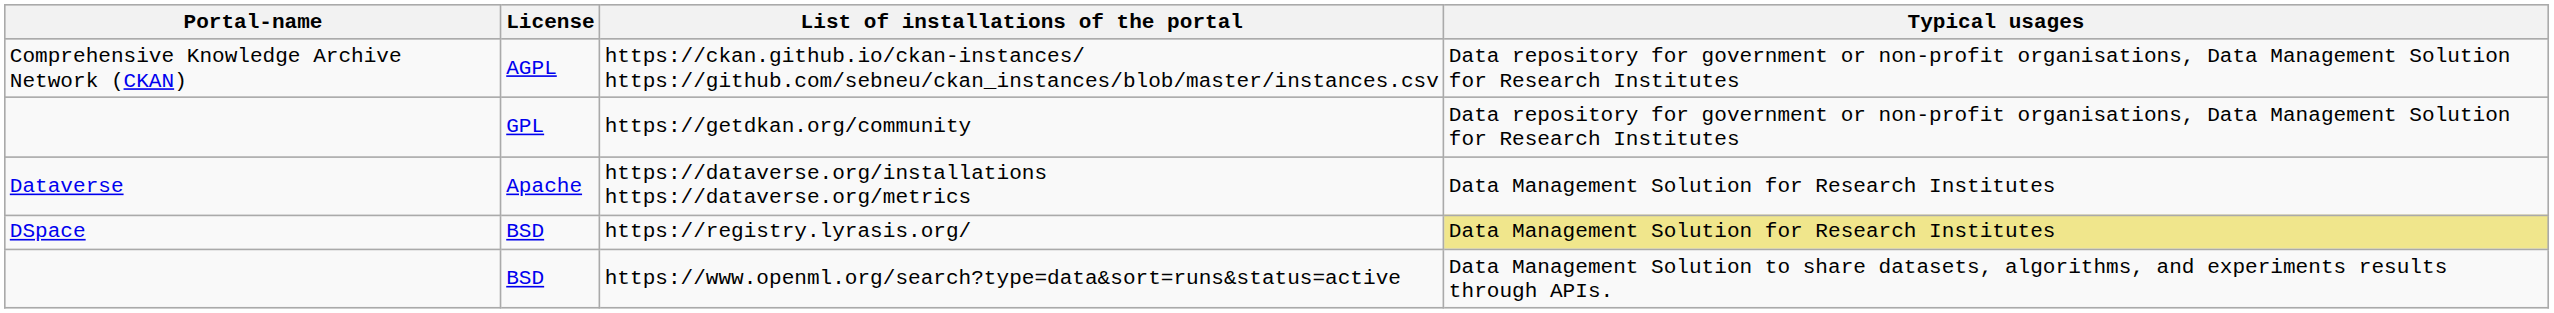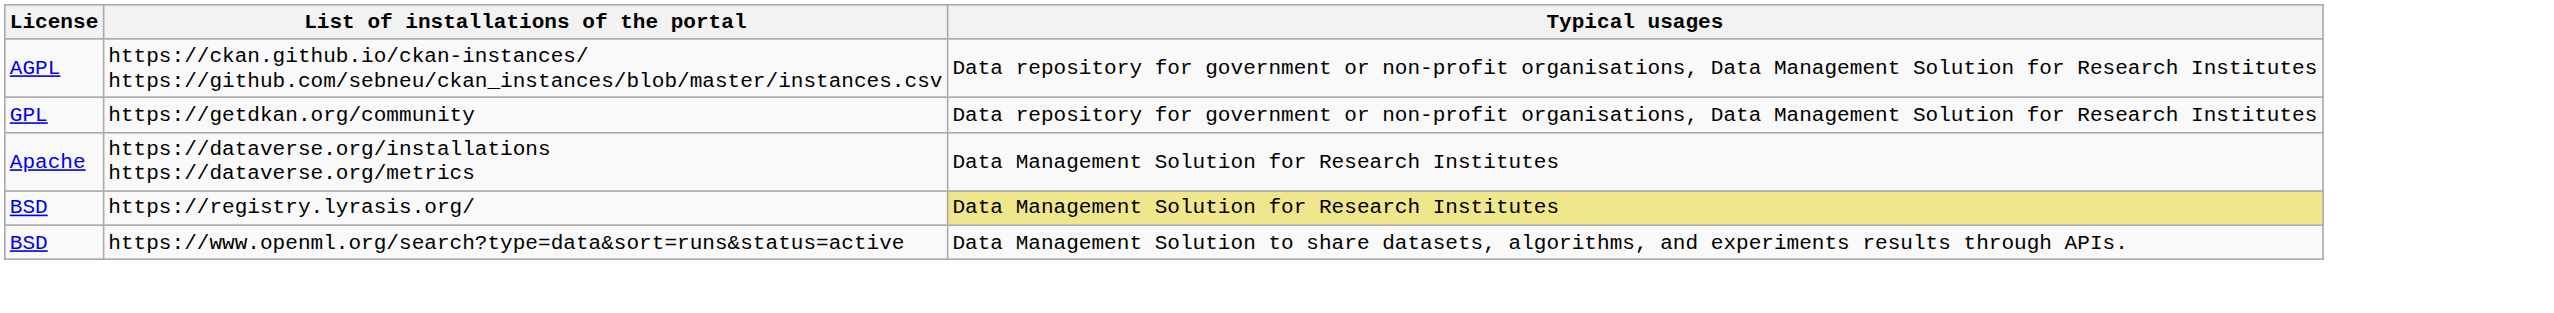- column: (253, 22)
